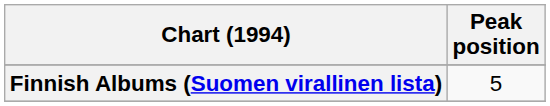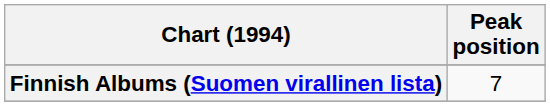(496, 82) 5 -> (496, 82) 7
